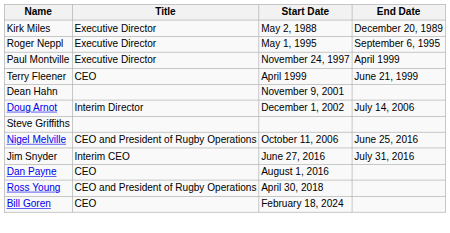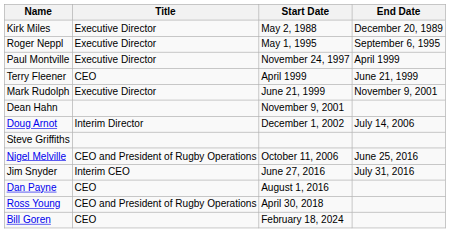+ row: (38, 92)
